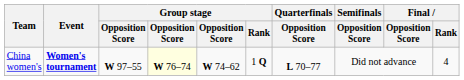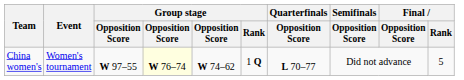(71, 61) bold -> (69, 61) normal
(446, 61) 4 -> (441, 61) 5
